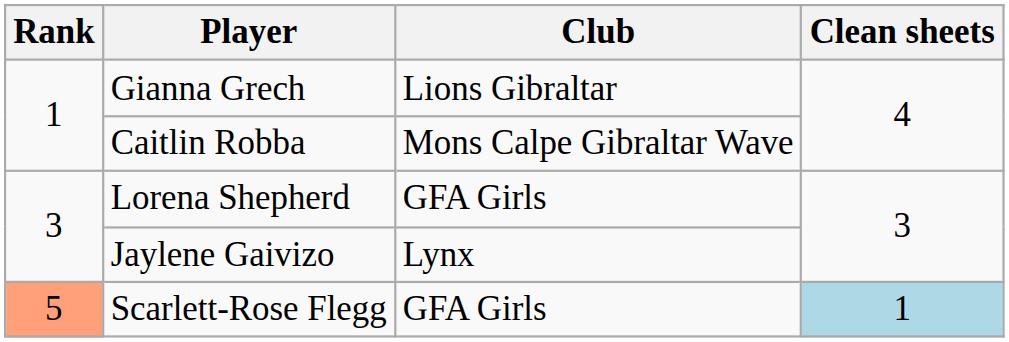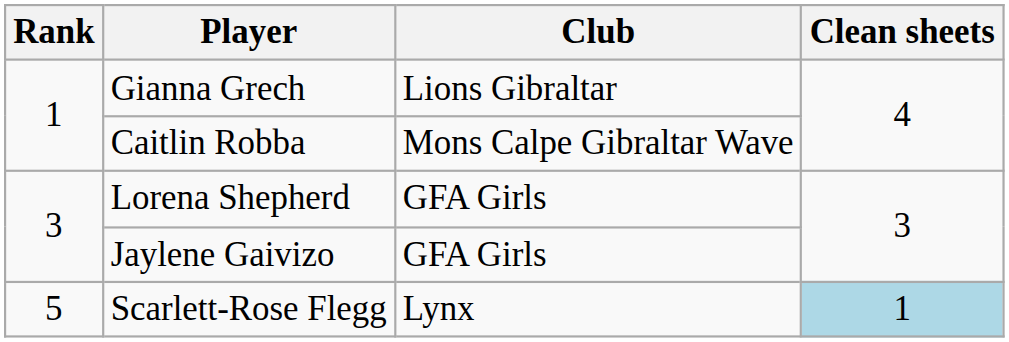(439, 253) Lynx -> (475, 253) GFA Girls
(54, 308) lightsalmon background -> (54, 308) no background
(475, 308) GFA Girls -> (439, 308) Lynx
